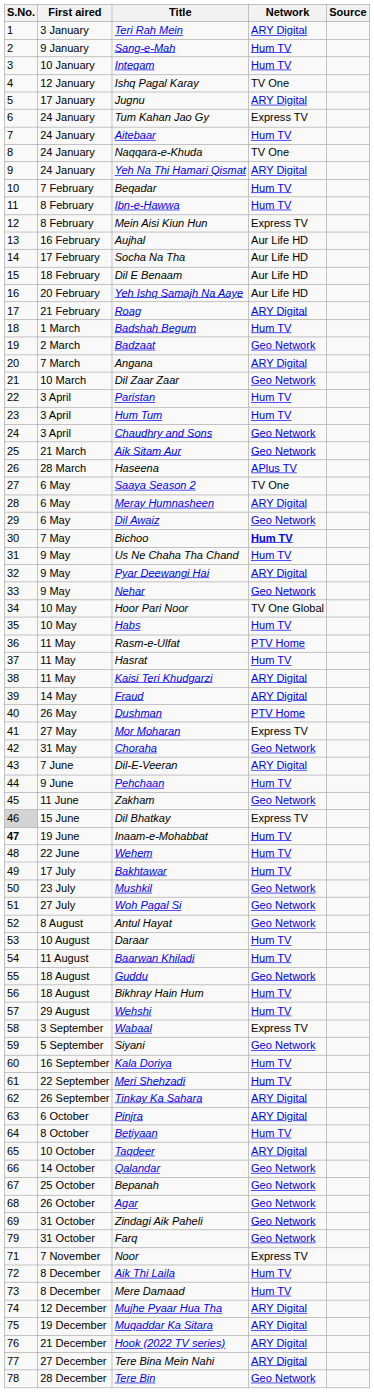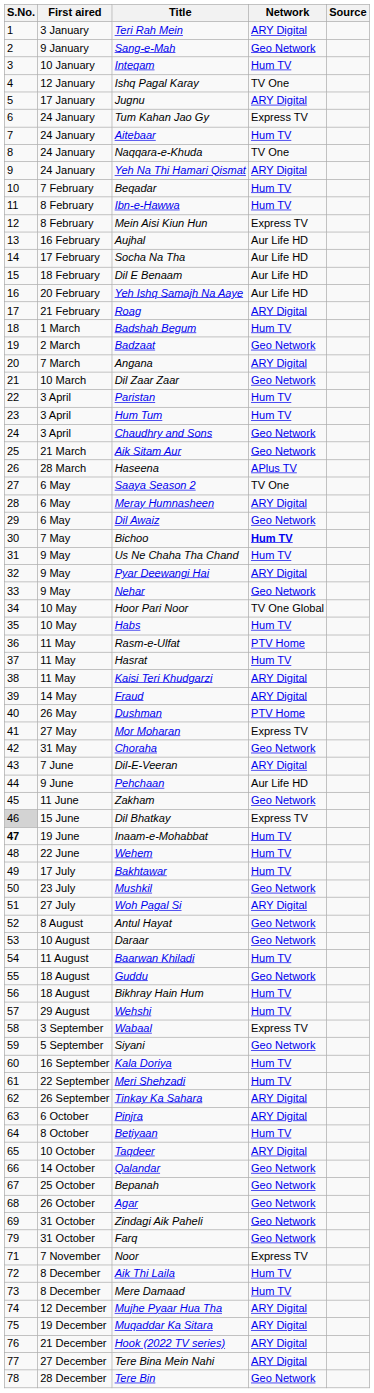(271, 48) Hum TV -> (283, 48) Geo Network
(271, 783) Hum TV -> (280, 783) Aur Life HD
(283, 906) Geo Network -> (279, 906) ARY Digital
(271, 941) Hum TV -> (283, 941) Geo Network
